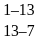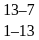rows swapped: (19, 9) <-> (19, 31)
